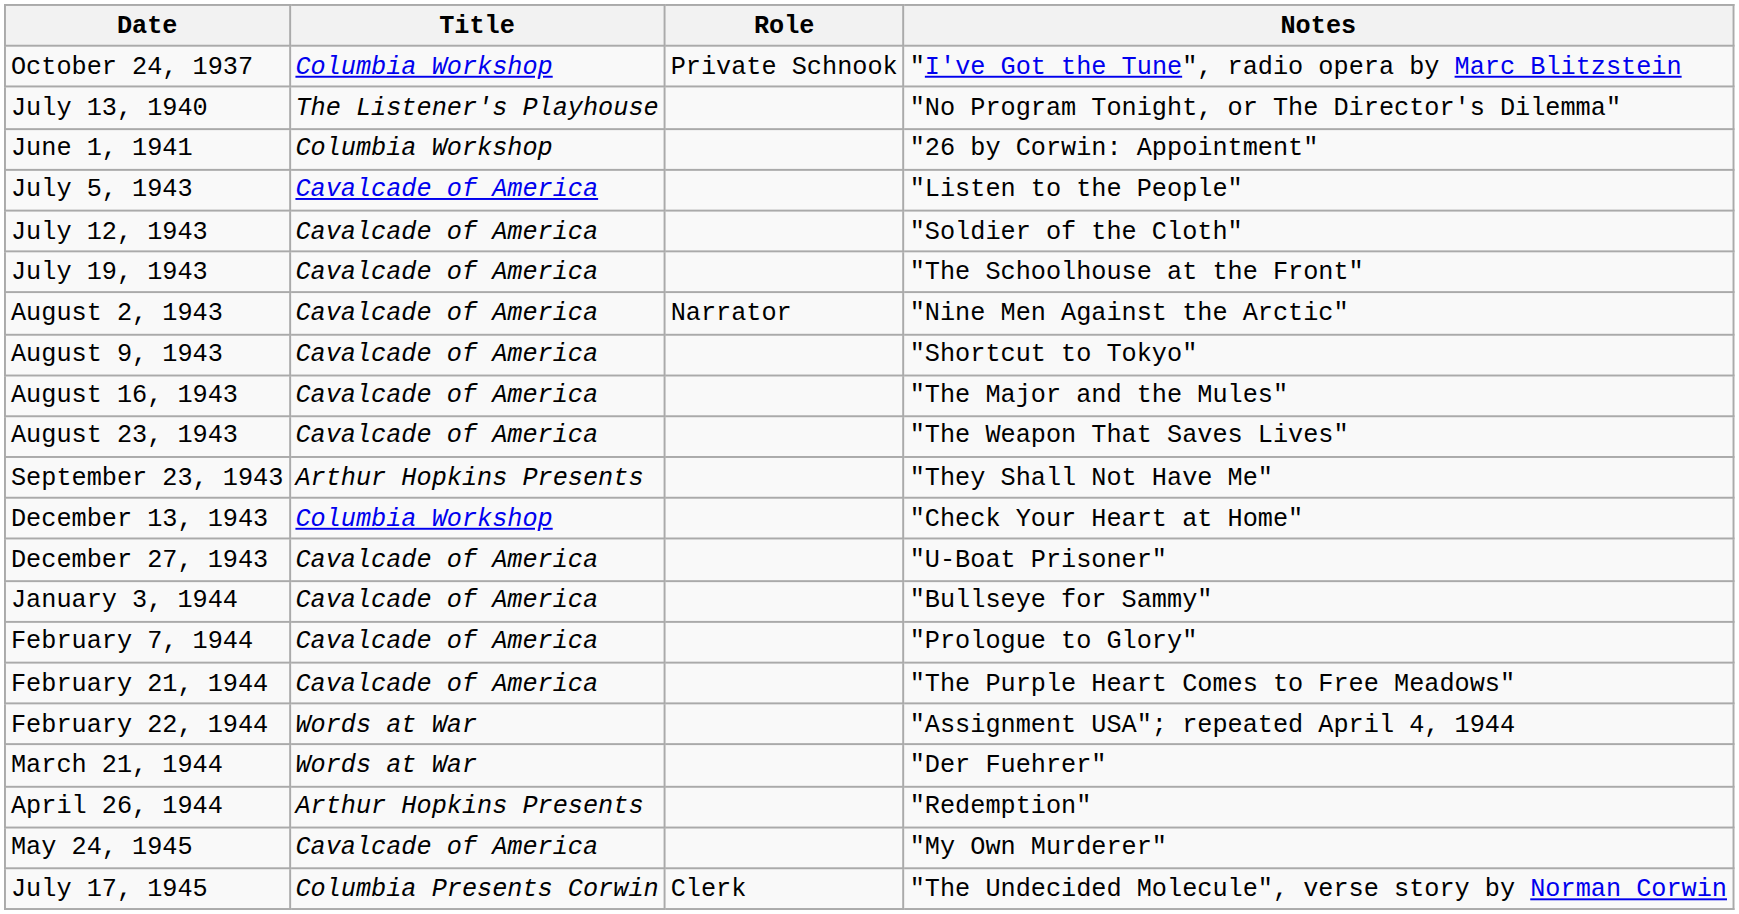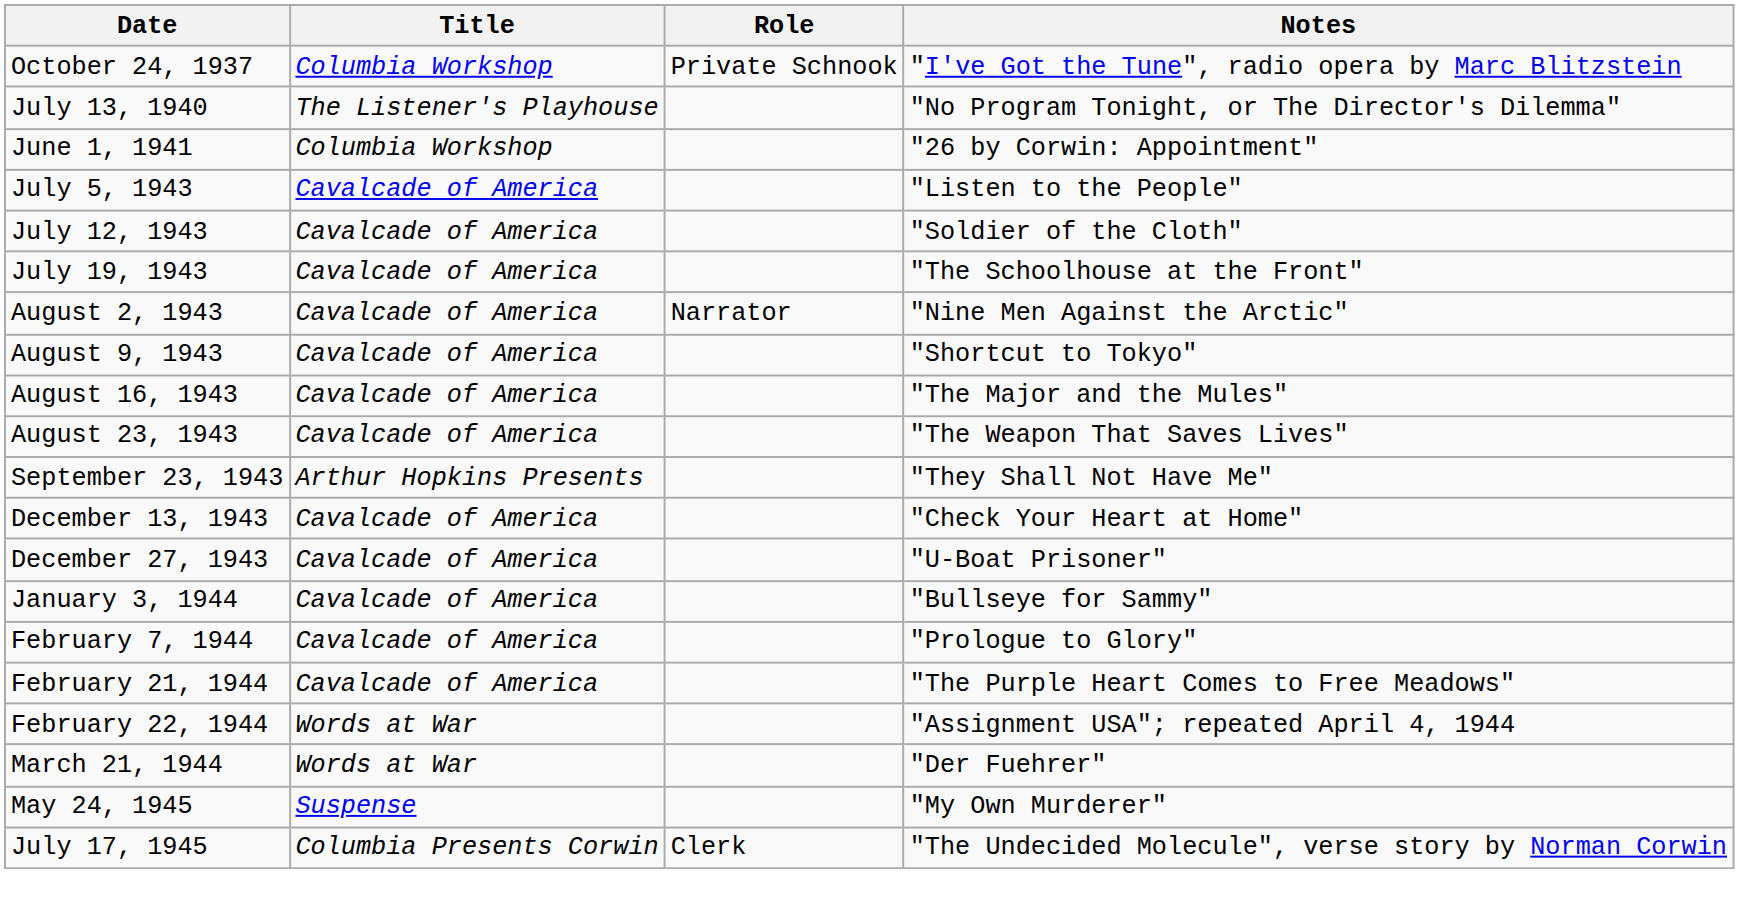(424, 519) Columbia Workshop -> (447, 519) Cavalcade of America
- row: (117, 806)
(447, 848) Cavalcade of America -> (356, 806) Suspense
